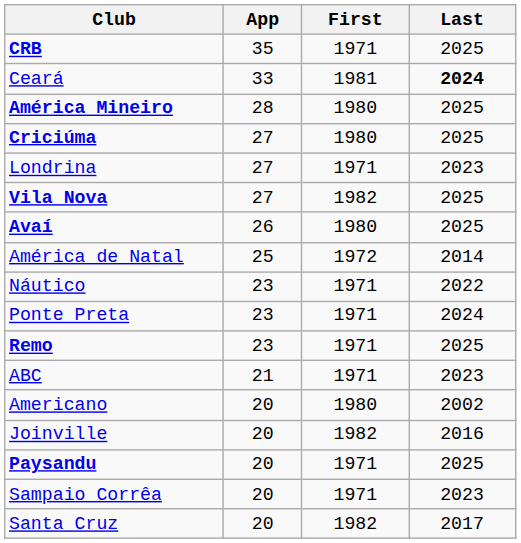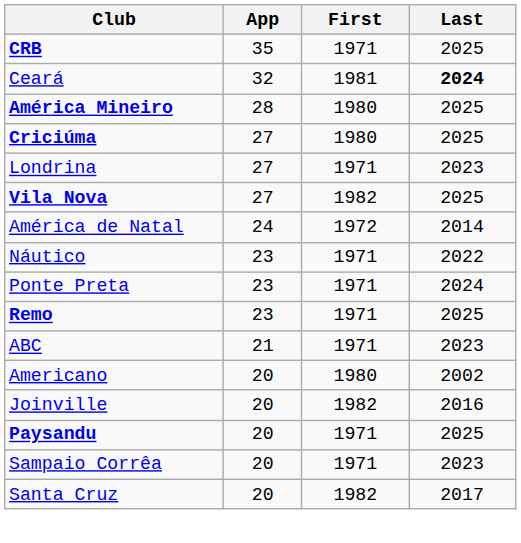(263, 79) 33 -> (263, 79) 32
- row: (31, 227)
(263, 257) 25 -> (263, 227) 24
